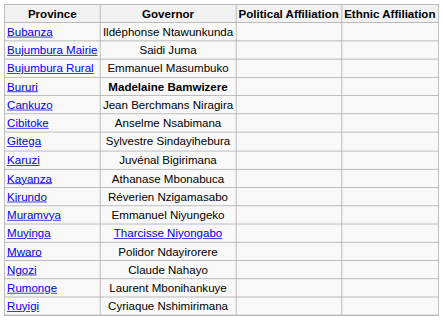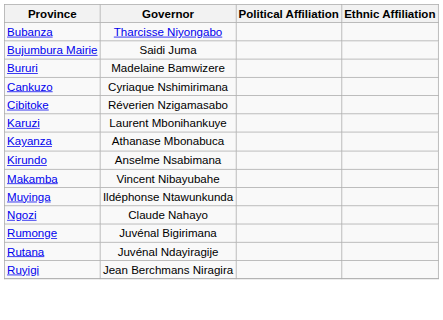(168, 32) Ildéphonse Ntawunkunda -> (168, 32) Tharcisse Niyongabo
- row: (50, 69)
(168, 87) bold -> (168, 69) normal
(168, 105) Jean Berchmans Niragira -> (168, 87) Cyriaque Nshimirimana
(168, 123) Anselme Nsabimana -> (168, 105) Réverien Nzigamasabo
- row: (24, 142)
(168, 160) Juvénal Bigirimana -> (168, 123) Laurent Mbonihankuye
(168, 197) Réverien Nzigamasabo -> (168, 160) Anselme Nsabimana
+ row: (32, 178)
- row: (34, 215)
(168, 233) Tharcisse Niyongabo -> (168, 197) Ildéphonse Ntawunkunda
- row: (24, 251)
(168, 288) Laurent Mbonihankuye -> (168, 233) Juvénal Bigirimana
+ row: (26, 251)
(168, 306) Cyriaque Nshimirimana -> (168, 270) Jean Berchmans Niragira
